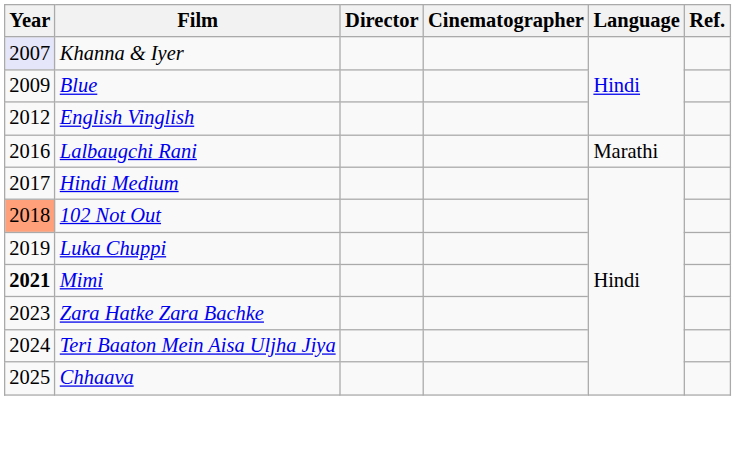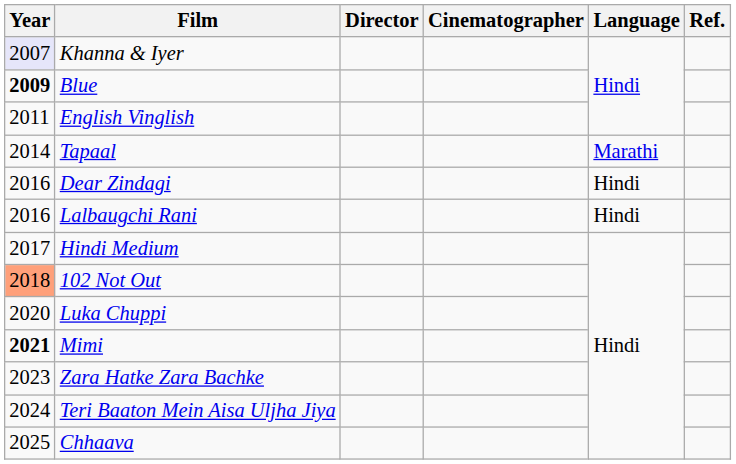(30, 85) normal -> (30, 85) bold
(30, 118) 2012 -> (29, 118) 2011
+ row: (88, 150)
+ row: (115, 183)
(626, 150) Marathi -> (617, 215) Hindi
(30, 248) 2019 -> (30, 313) 2020
